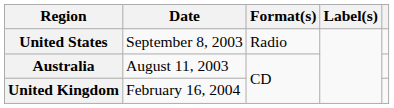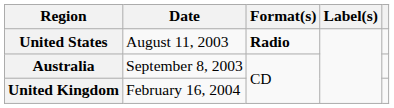(184, 41) September 8, 2003 -> (177, 41) August 11, 2003
(269, 41) normal -> (270, 41) bold
(177, 66) August 11, 2003 -> (184, 66) September 8, 2003
